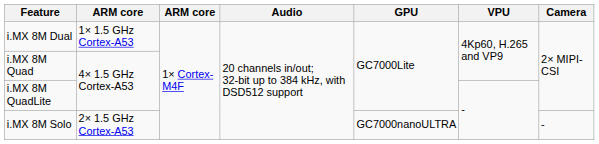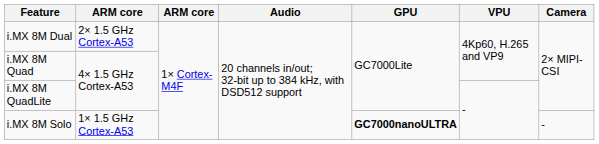(106, 36) 1× 1.5 GHz Cortex-A53 -> (106, 36) 2× 1.5 GHz Cortex-A53
(106, 124) 2× 1.5 GHz Cortex-A53 -> (106, 124) 1× 1.5 GHz Cortex-A53
(406, 124) normal -> (406, 124) bold
